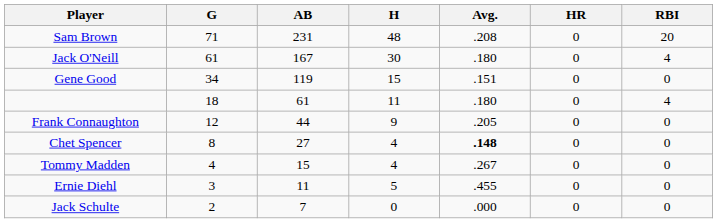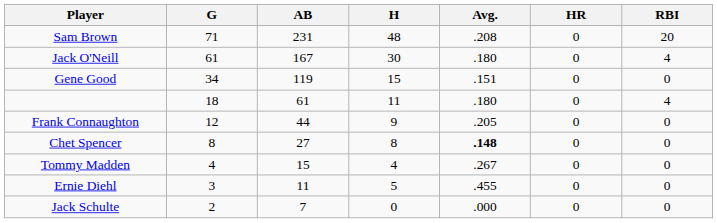(394, 143) 4 -> (394, 143) 8
